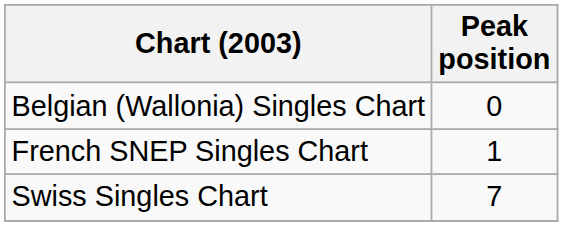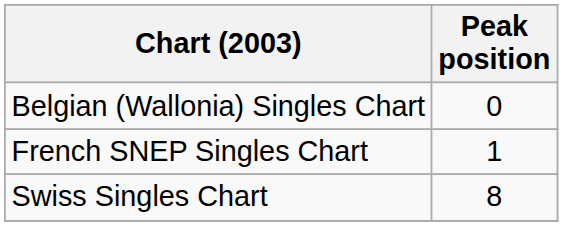(494, 196) 7 -> (494, 196) 8
